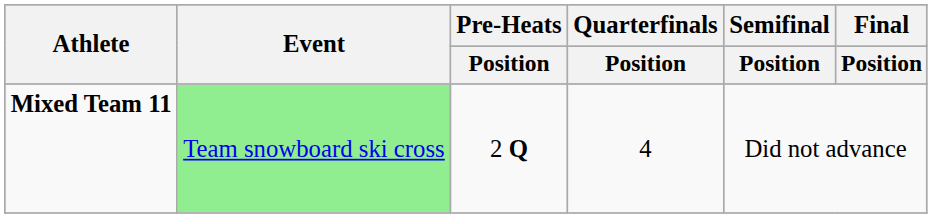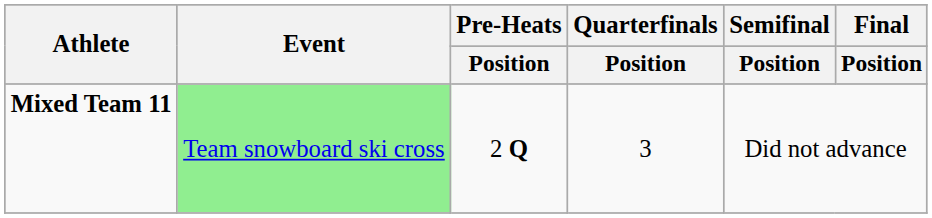(646, 148) 4 -> (646, 148) 3
